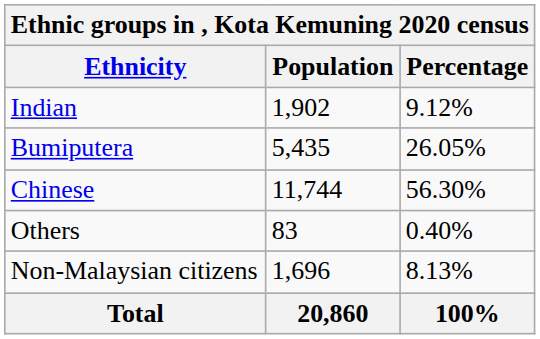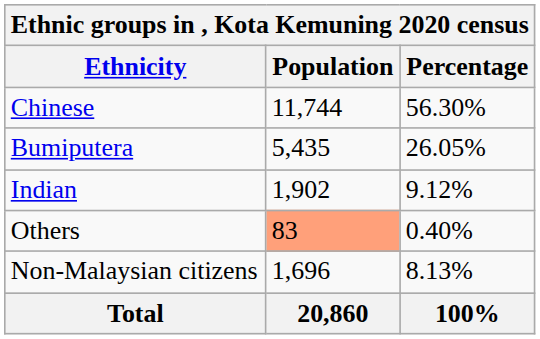rows swapped: (53, 189) <-> (44, 107)
(285, 230) no background -> (285, 230) lightsalmon background
